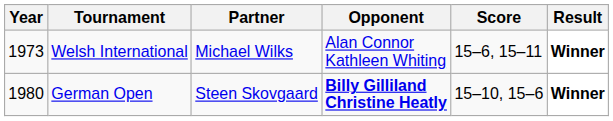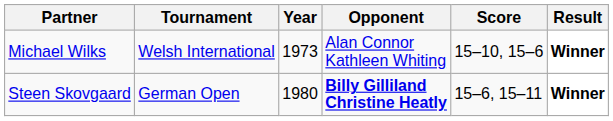columns swapped: (26, 18) <-> (257, 18)
(498, 52) 15–6, 15–11 -> (499, 52) 15–10, 15–6
(499, 95) 15–10, 15–6 -> (498, 95) 15–6, 15–11
